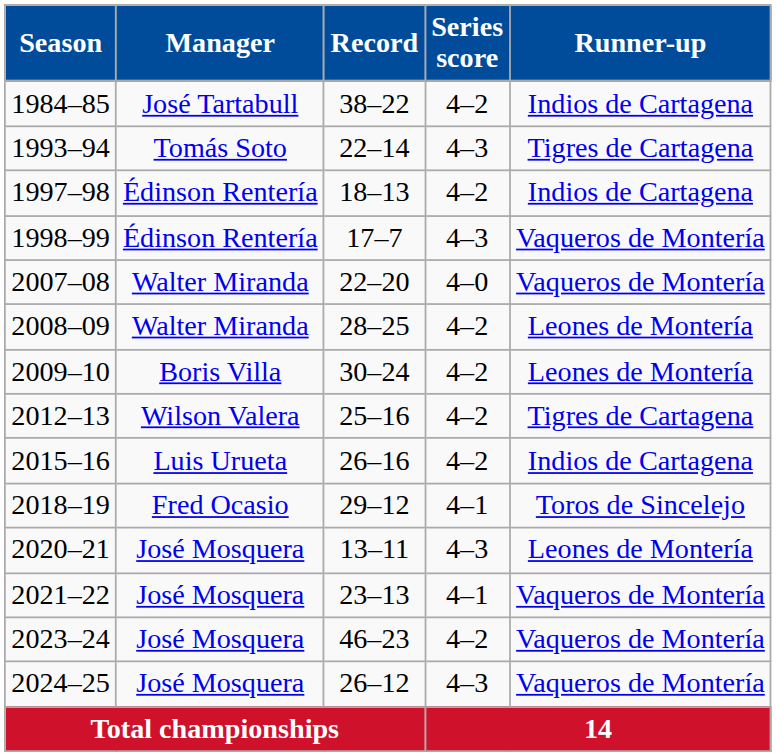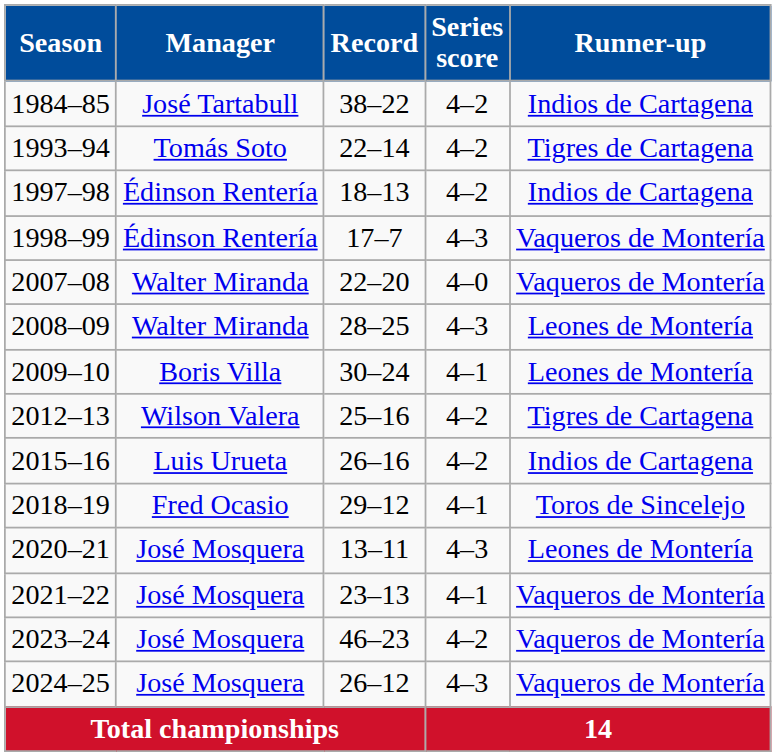(467, 147) 4–3 -> (467, 147) 4–2
(467, 326) 4–2 -> (467, 326) 4–3
(467, 371) 4–2 -> (467, 371) 4–1
